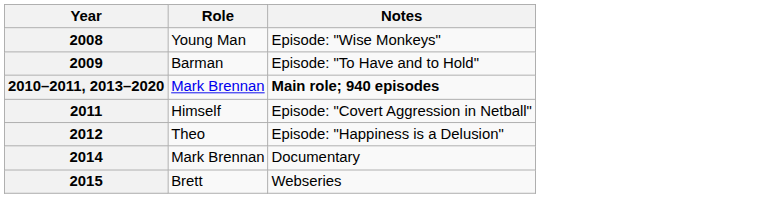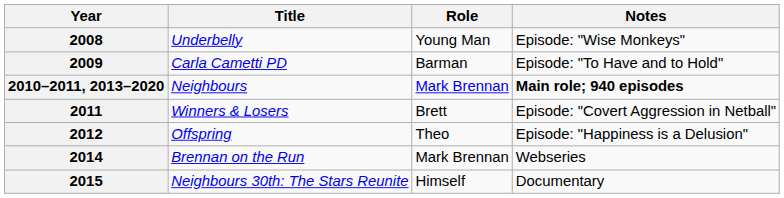+ column: (290, 16)
(196, 110) Himself -> (431, 110) Brett
(316, 157) Documentary -> (551, 157) Webseries
(187, 181) Brett -> (440, 181) Himself
(307, 181) Webseries -> (560, 181) Documentary
